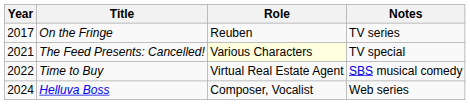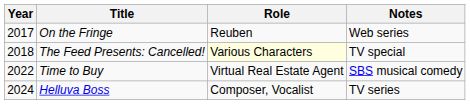(374, 33) TV series -> (379, 33) Web series
(20, 52) 2021 -> (20, 52) 2018
(379, 90) Web series -> (374, 90) TV series
